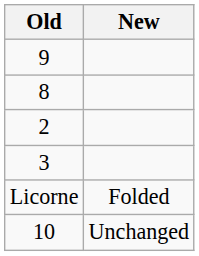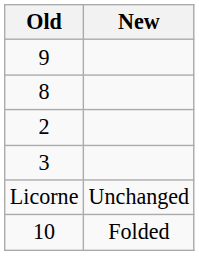(139, 197) Folded -> (139, 197) Unchanged
(139, 232) Unchanged -> (139, 232) Folded
